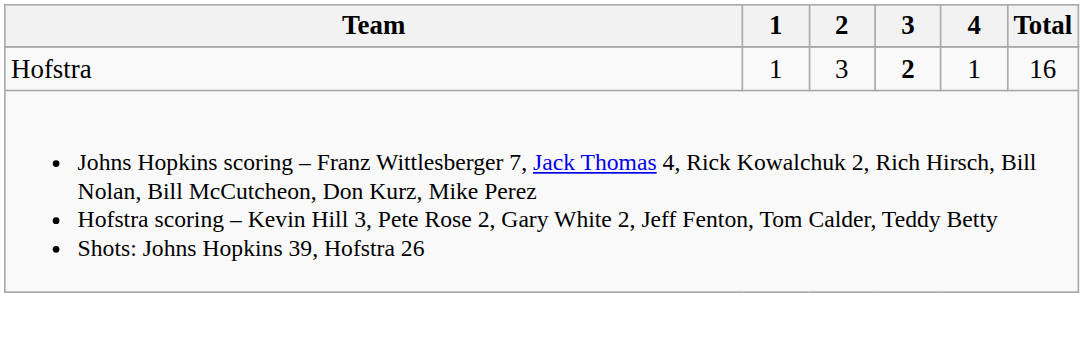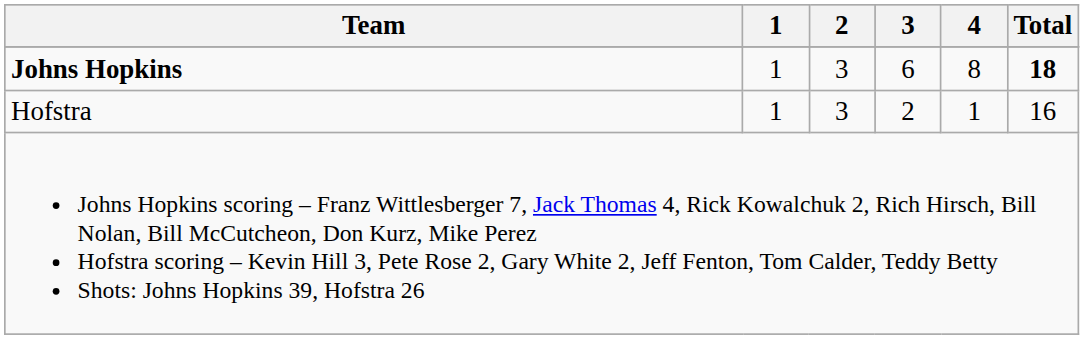+ row: (97, 68)
(908, 68) bold -> (908, 111) normal
